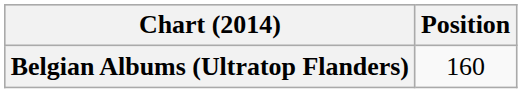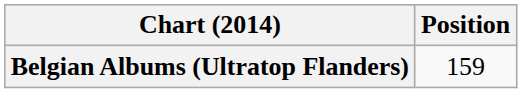(466, 66) 160 -> (466, 66) 159
